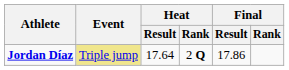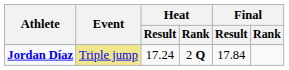(160, 55) 17.64 -> (160, 55) 17.24
(231, 55) 17.86 -> (231, 55) 17.84
